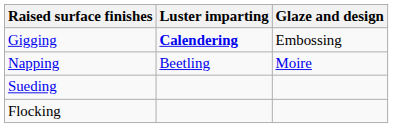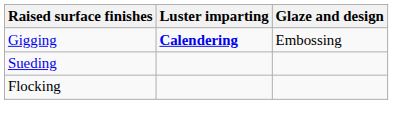- row: (34, 63)
